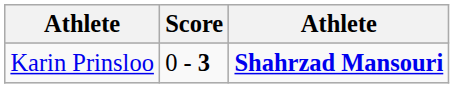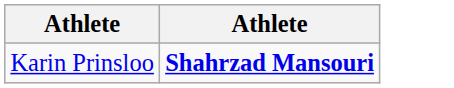- column: (194, 23)
